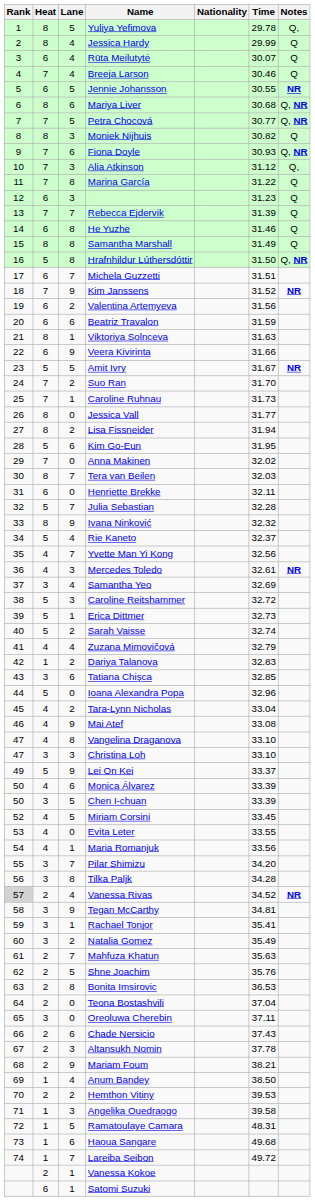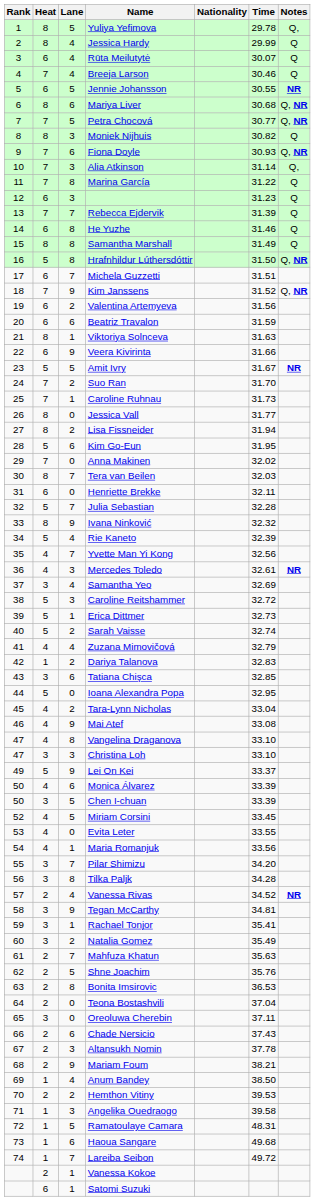(264, 167) 31.12 -> (264, 167) 31.14
(294, 290) NR -> (294, 290) Q, NR
(264, 538) 32.37 -> (264, 538) 32.39
(264, 693) 32.96 -> (264, 693) 32.95
(18, 894) lightgrey background -> (18, 894) no background
